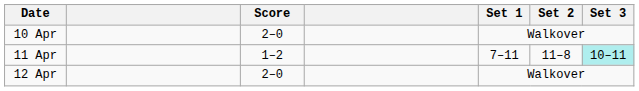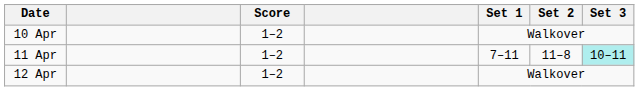(272, 35) 2–0 -> (272, 35) 1–2
(272, 75) 2–0 -> (272, 75) 1–2
